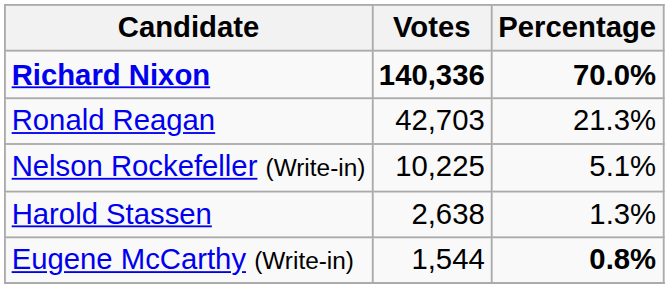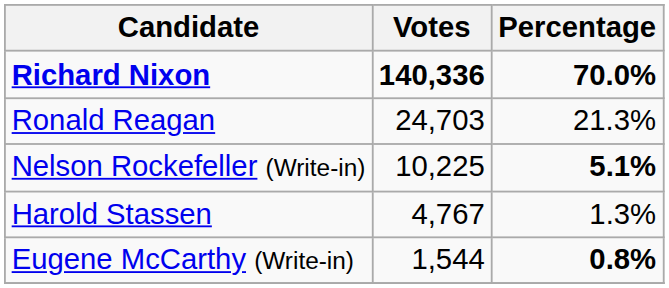(440, 120) 42,703 -> (440, 120) 24,703
(623, 167) normal -> (623, 167) bold
(448, 213) 2,638 -> (448, 213) 4,767
